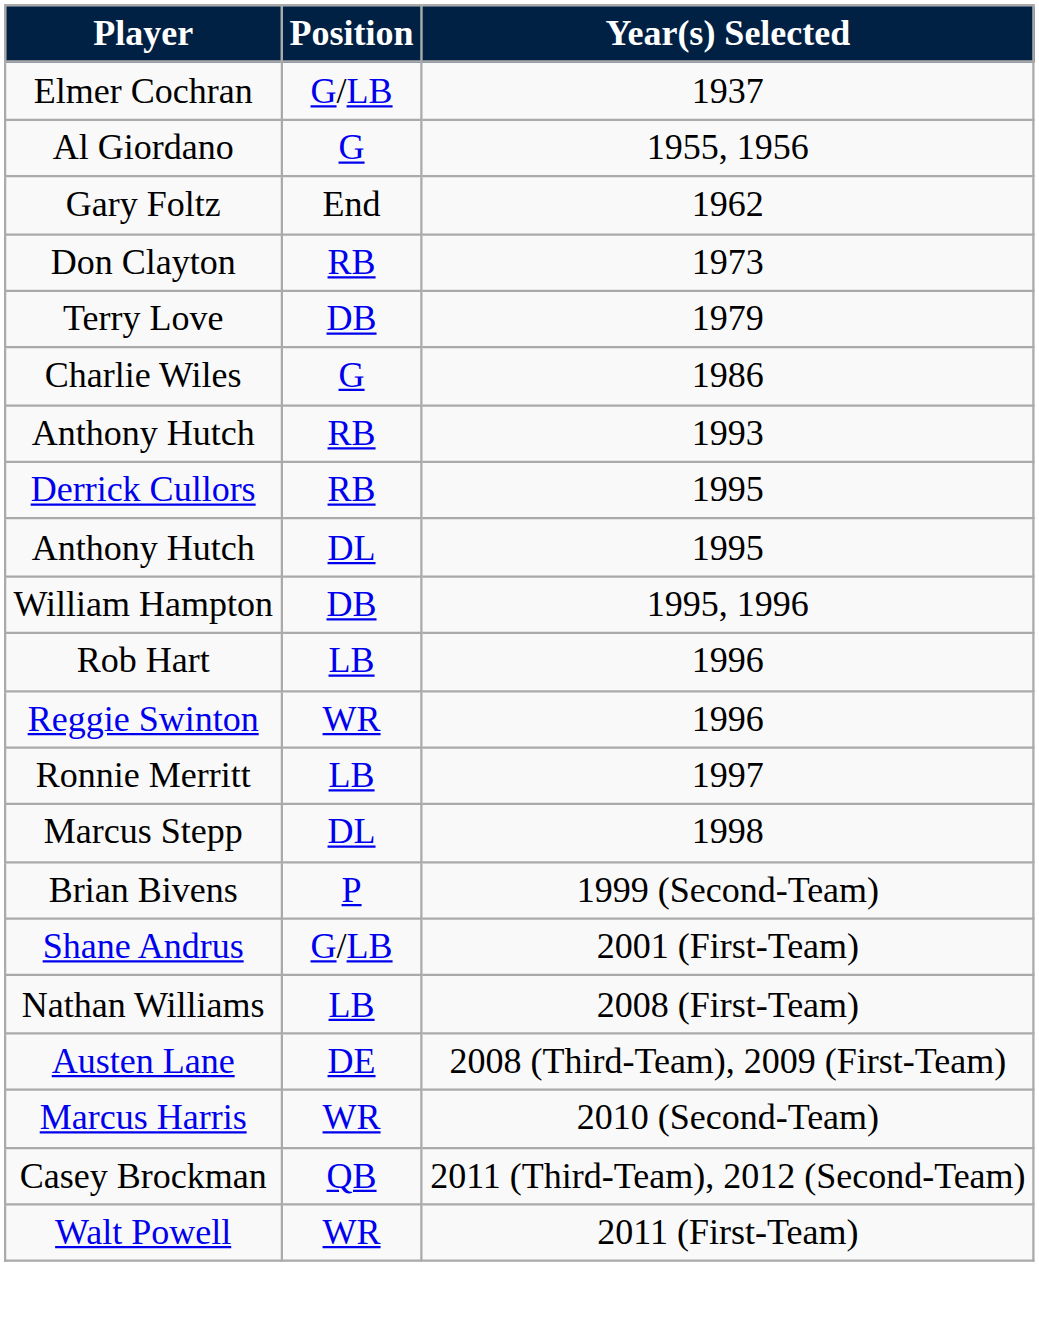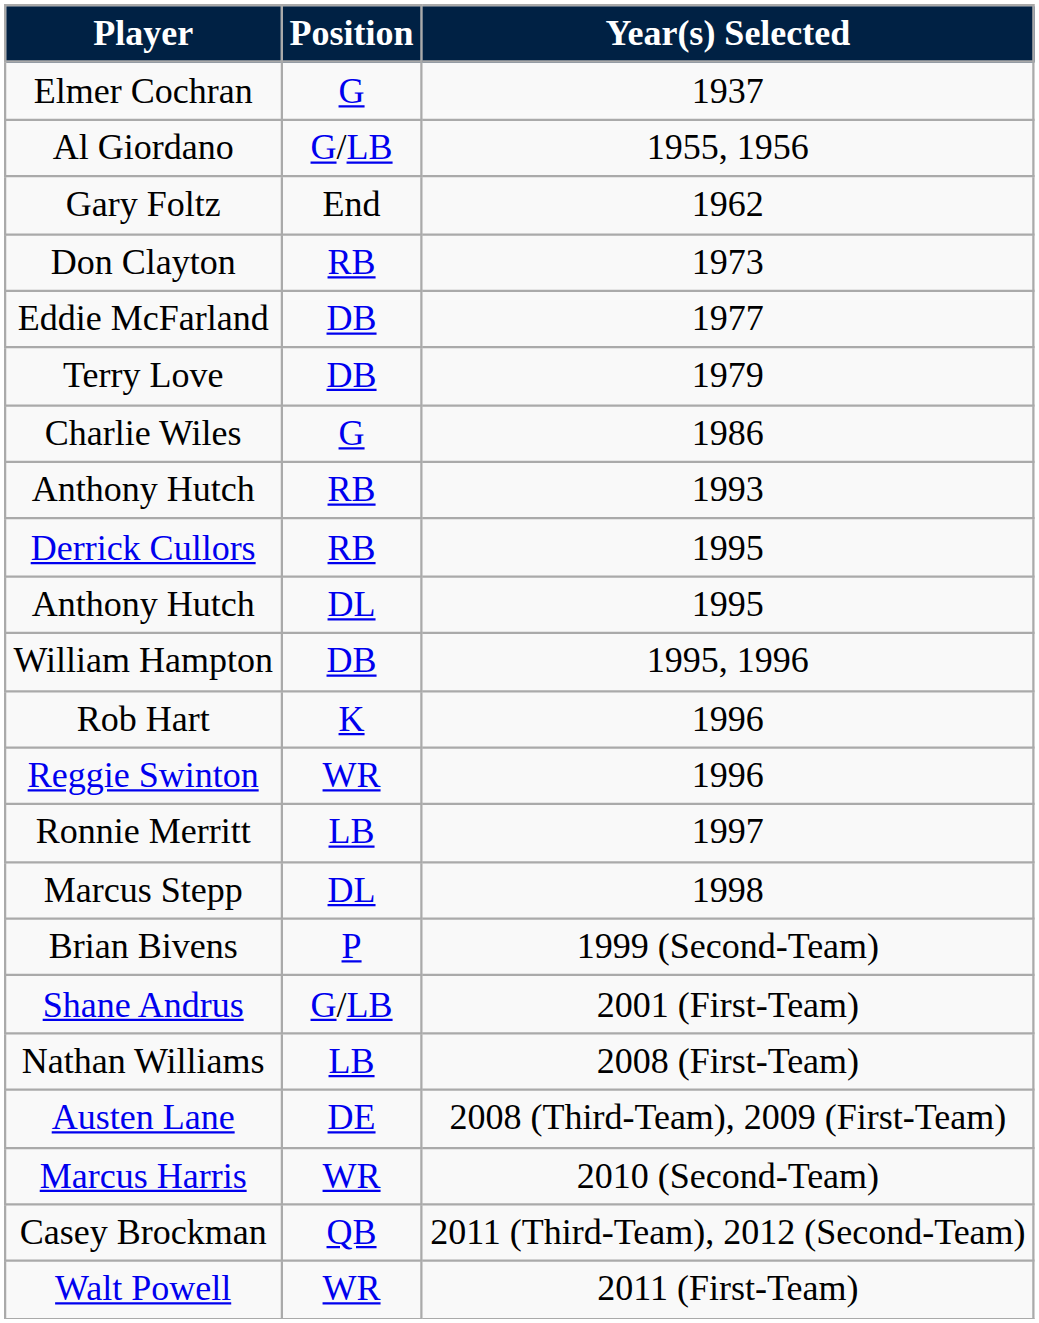(352, 90) G/LB -> (352, 90) G
(352, 147) G -> (352, 147) G/LB
+ row: (143, 318)
(352, 661) LB -> (352, 718) K
